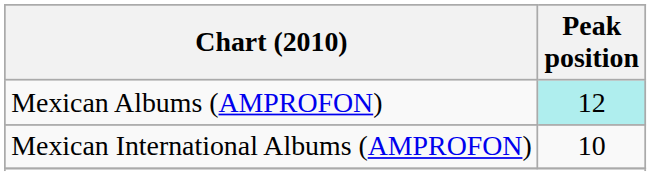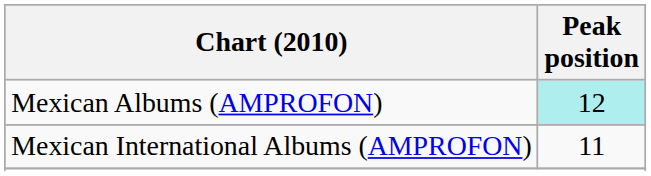(592, 146) 10 -> (592, 146) 11
